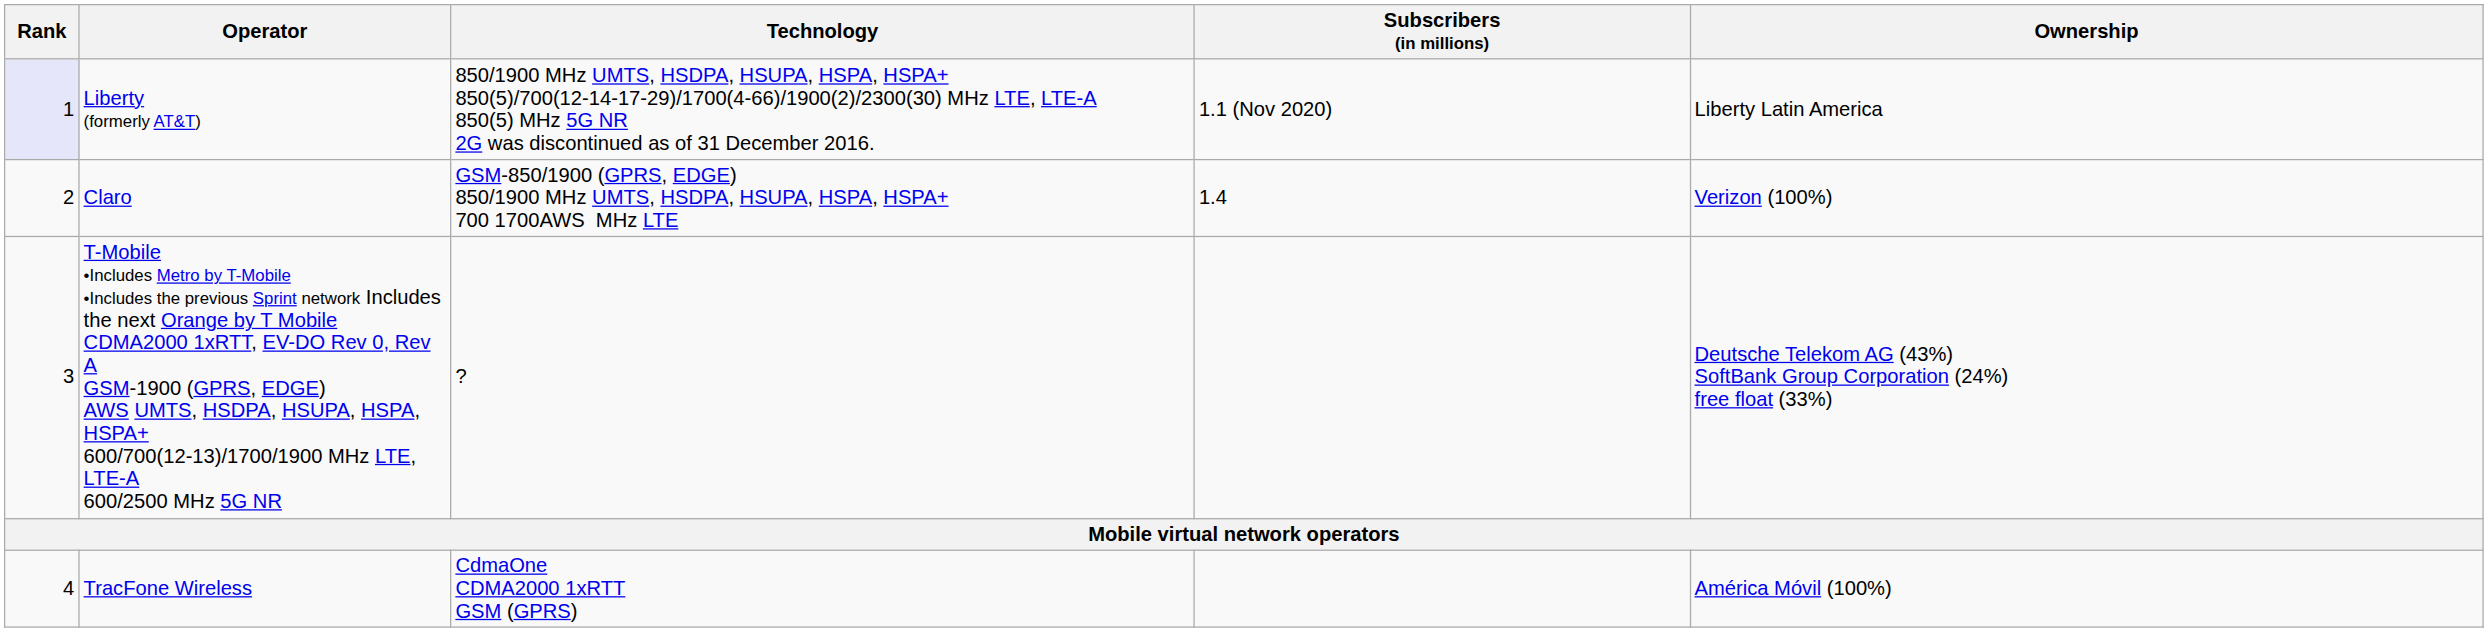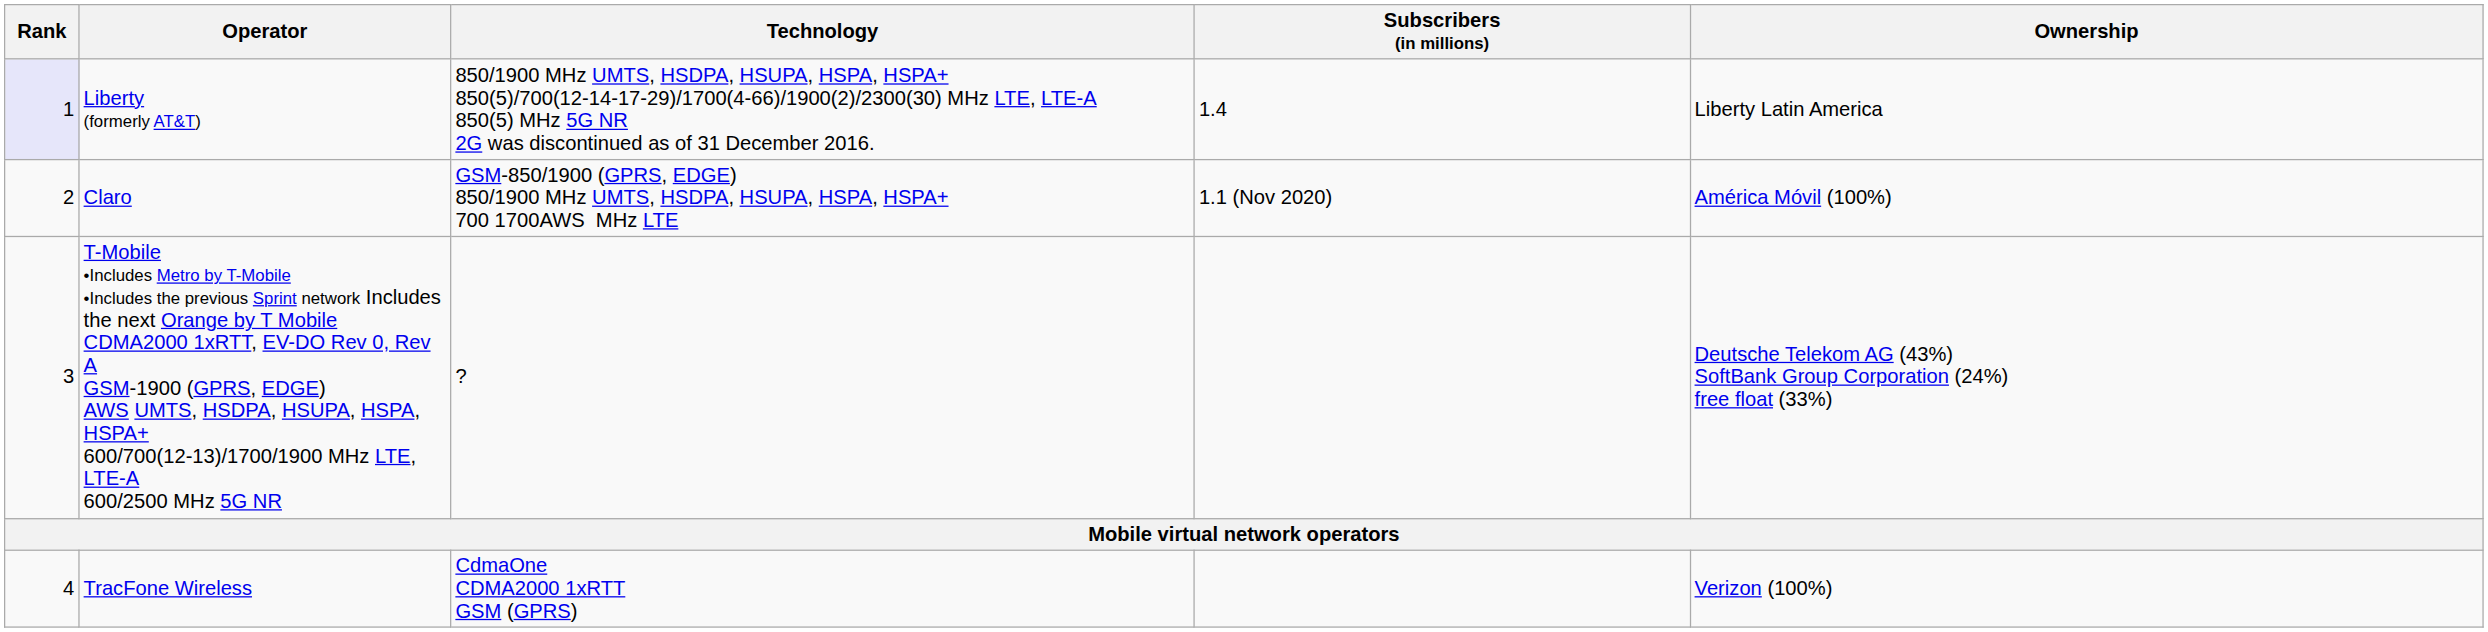(1266, 109) 1.1 (Nov 2020) -> (1213, 109) 1.4
(1213, 197) 1.4 -> (1266, 197) 1.1 (Nov 2020)
(1763, 197) Verizon (100%) -> (1793, 197) América Móvil (100%)
(1793, 588) América Móvil (100%) -> (1763, 588) Verizon (100%)
